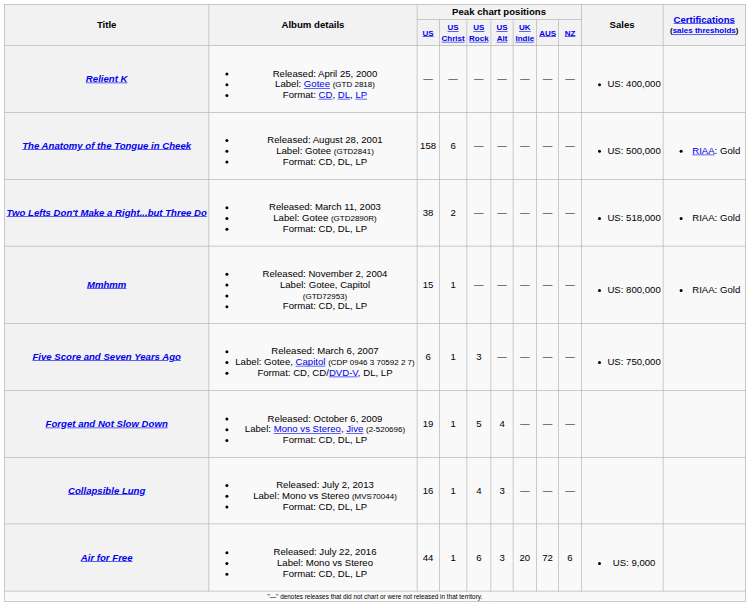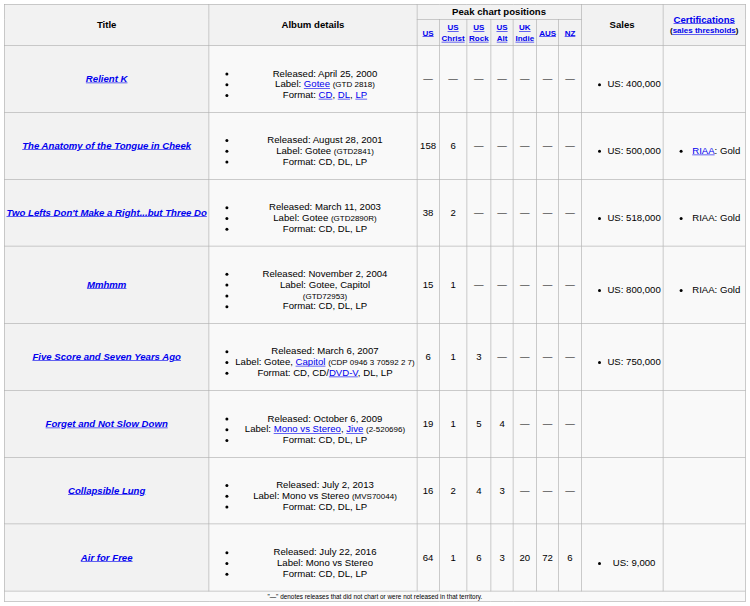(453, 490) 1 -> (453, 490) 2
(428, 557) 44 -> (428, 557) 64
